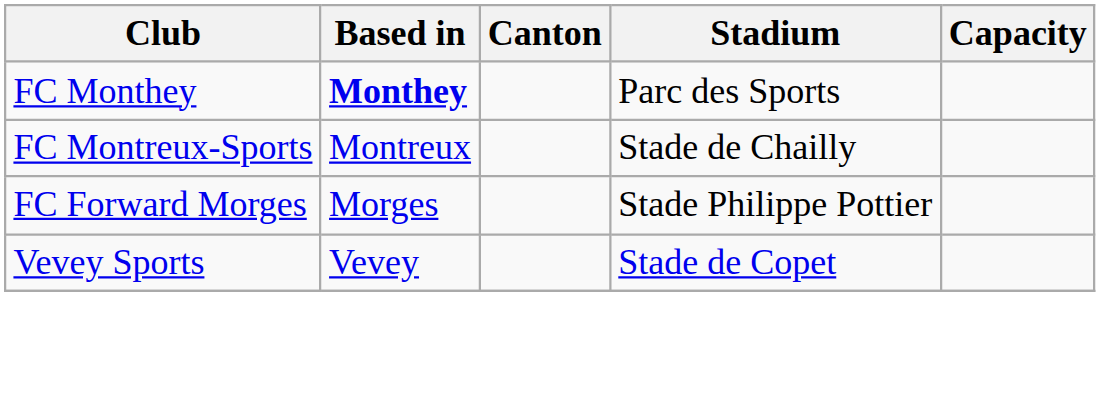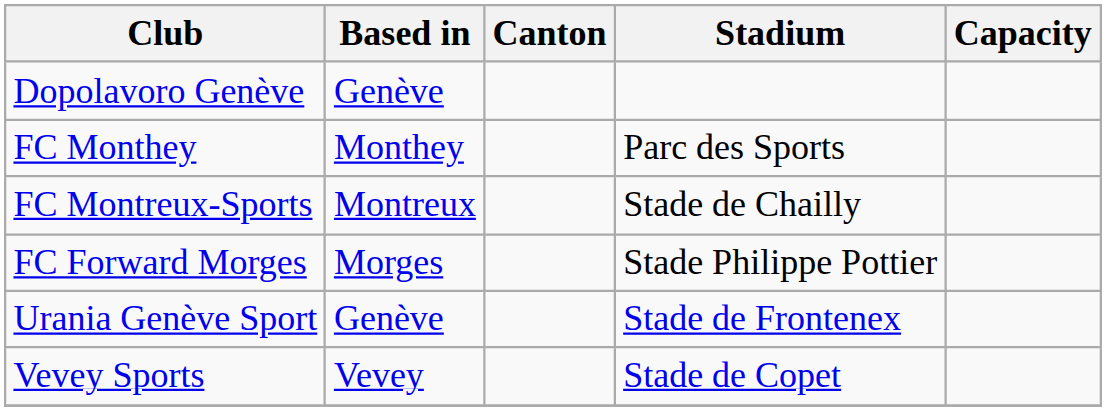+ row: (159, 90)
(398, 90) bold -> (399, 147) normal
+ row: (165, 318)
